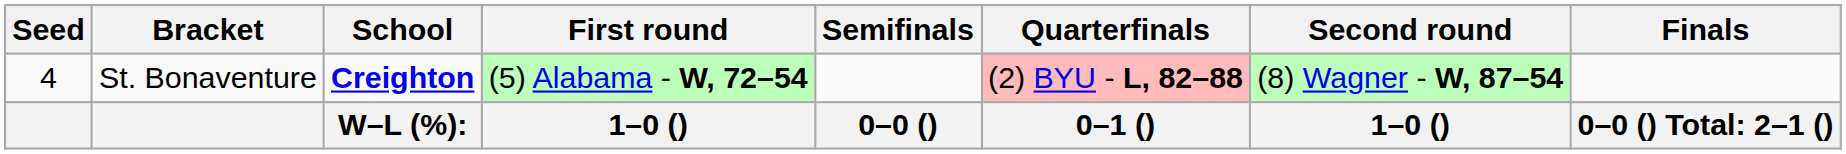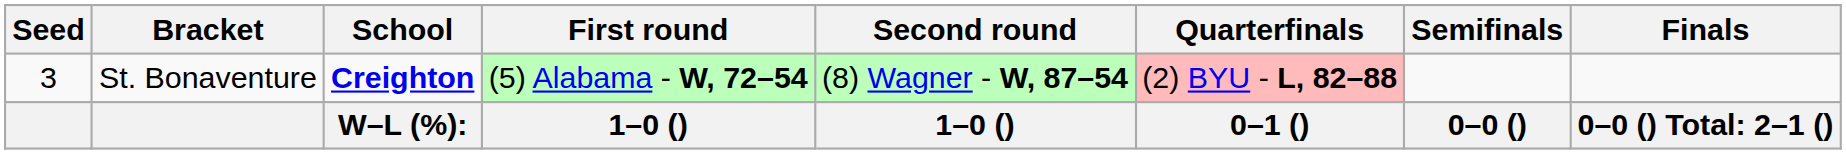columns swapped: (1410, 29) <-> (898, 29)
(48, 77) 4 -> (48, 77) 3
